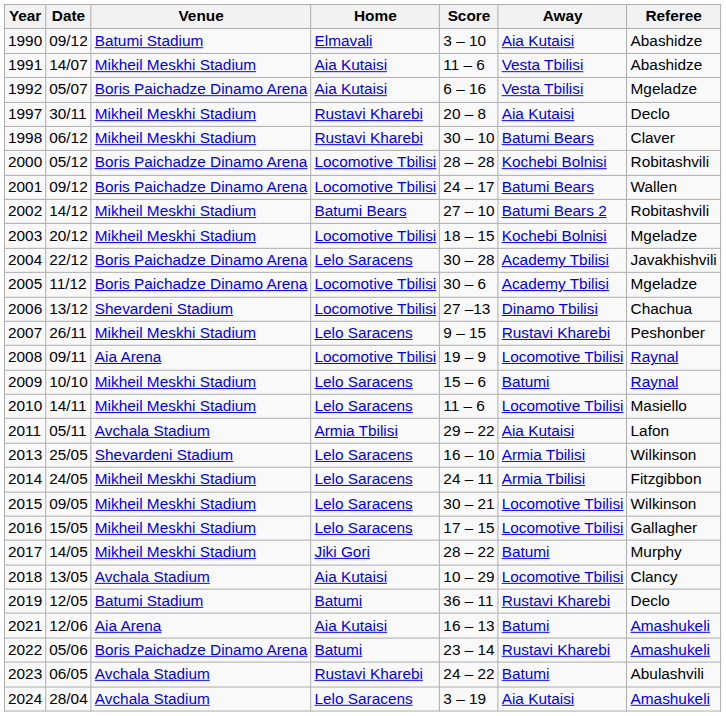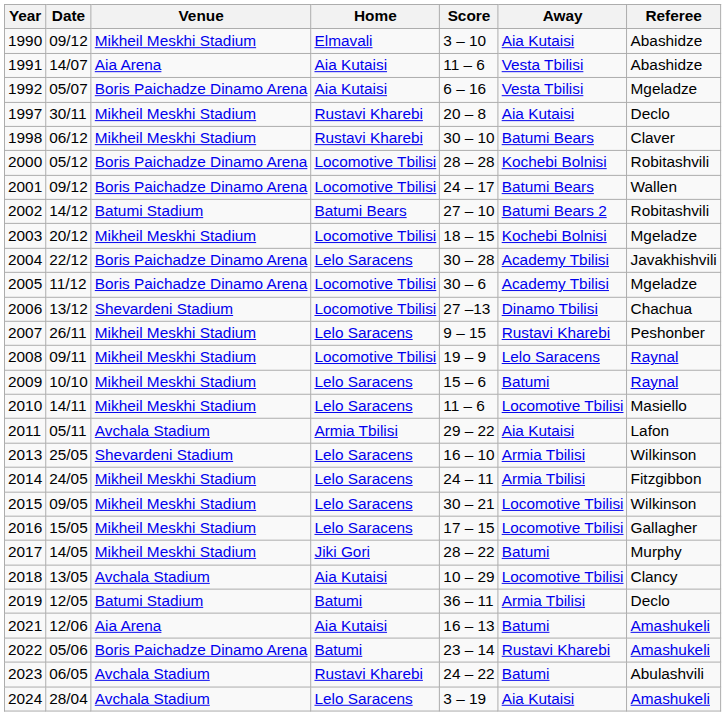(149, 41) Batumi Stadium -> (175, 41) Mikheil Meskhi Stadium
(175, 65) Mikheil Meskhi Stadium -> (128, 65) Aia Arena
(175, 211) Mikheil Meskhi Stadium -> (149, 211) Batumi Stadium
(128, 357) Aia Arena -> (175, 357) Mikheil Meskhi Stadium
(563, 357) Locomotive Tbilisi -> (551, 357) Lelo Saracens
(556, 601) Rustavi Kharebi -> (543, 601) Armia Tbilisi
